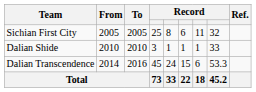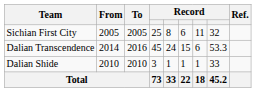rows swapped: (32, 48) <-> (51, 64)
